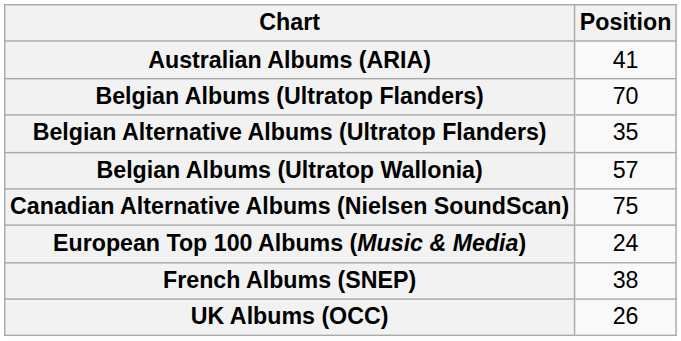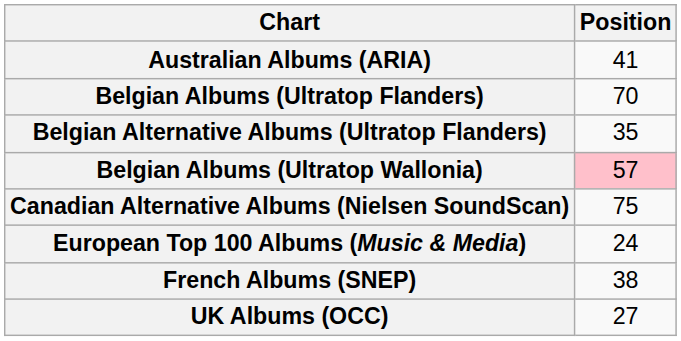(626, 170) no background -> (626, 170) pink background
(626, 317) 26 -> (626, 317) 27
